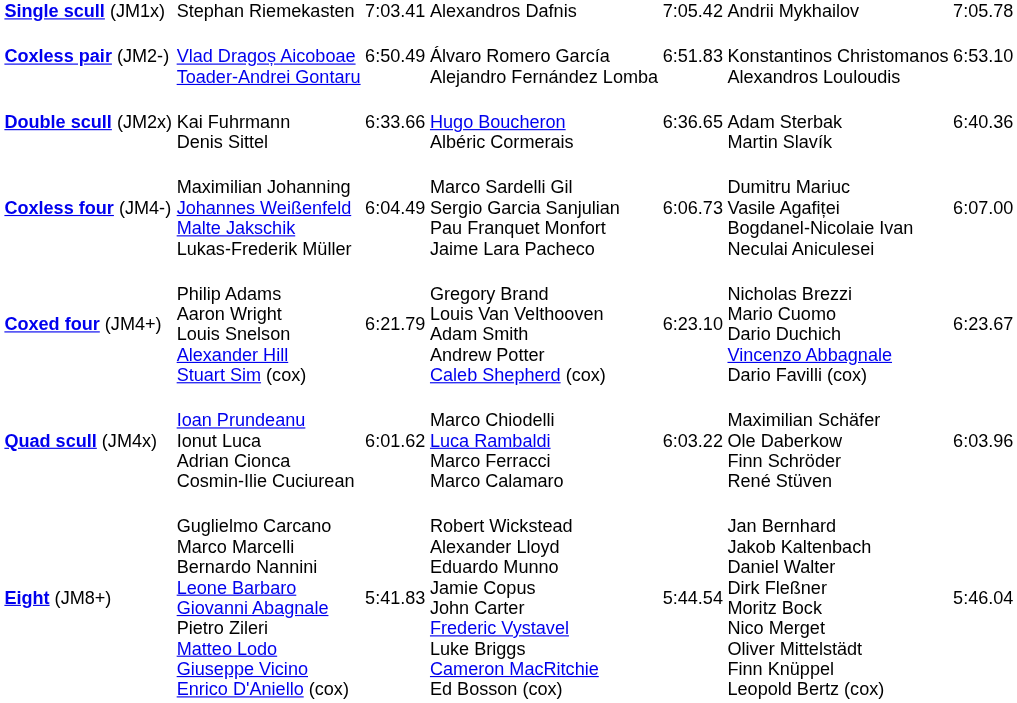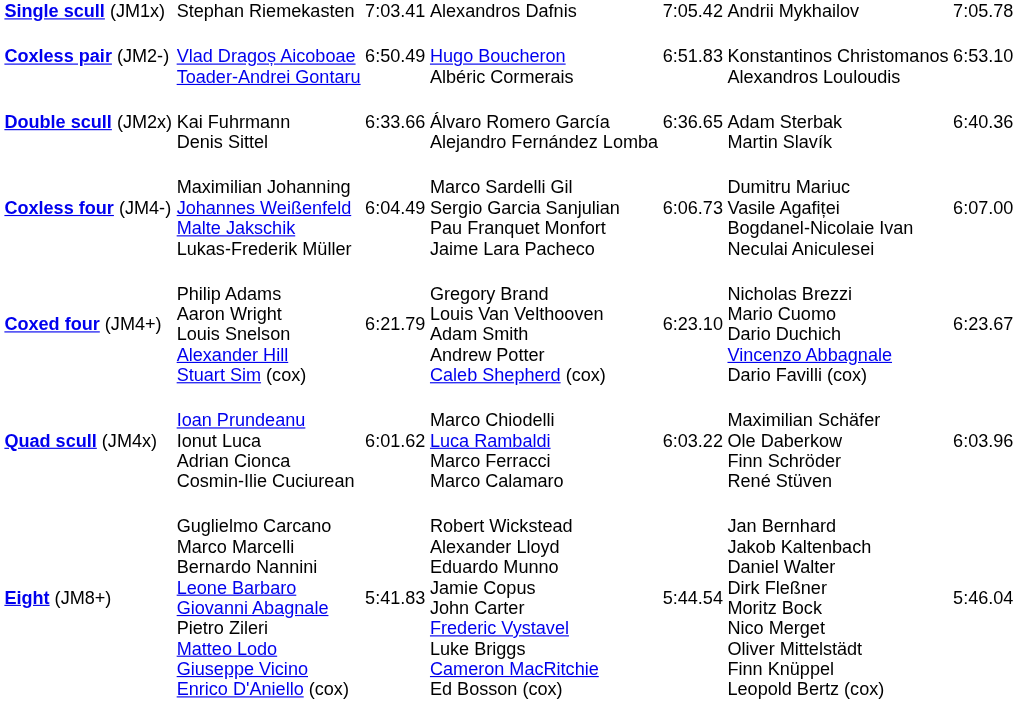(544, 66) Álvaro Romero García Alejandro Fernández Lomba -> (502, 66) Hugo Boucheron Albéric Cormerais
(502, 132) Hugo Boucheron Albéric Cormerais -> (544, 132) Álvaro Romero García Alejandro Fernández Lomba
